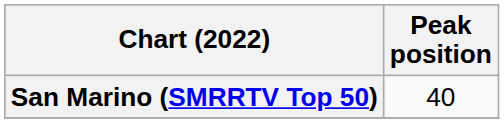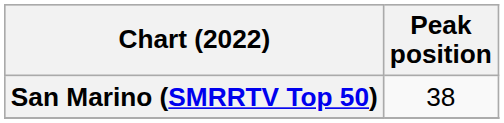(441, 96) 40 -> (441, 96) 38
